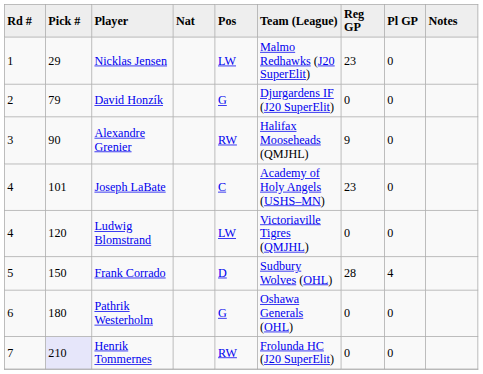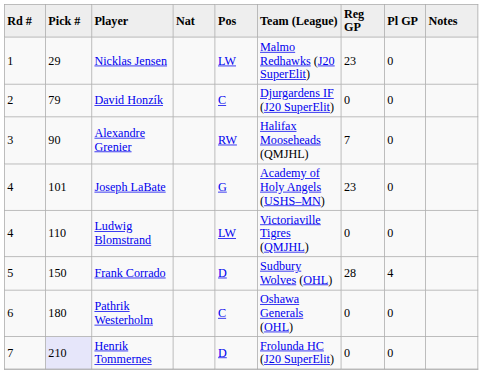(222, 100) G -> (222, 100) C
(347, 140) 9 -> (347, 140) 7
(222, 187) C -> (222, 187) G
(57, 233) 120 -> (57, 233) 110
(222, 313) G -> (222, 313) C
(227, 353) RW -> (222, 353) D
